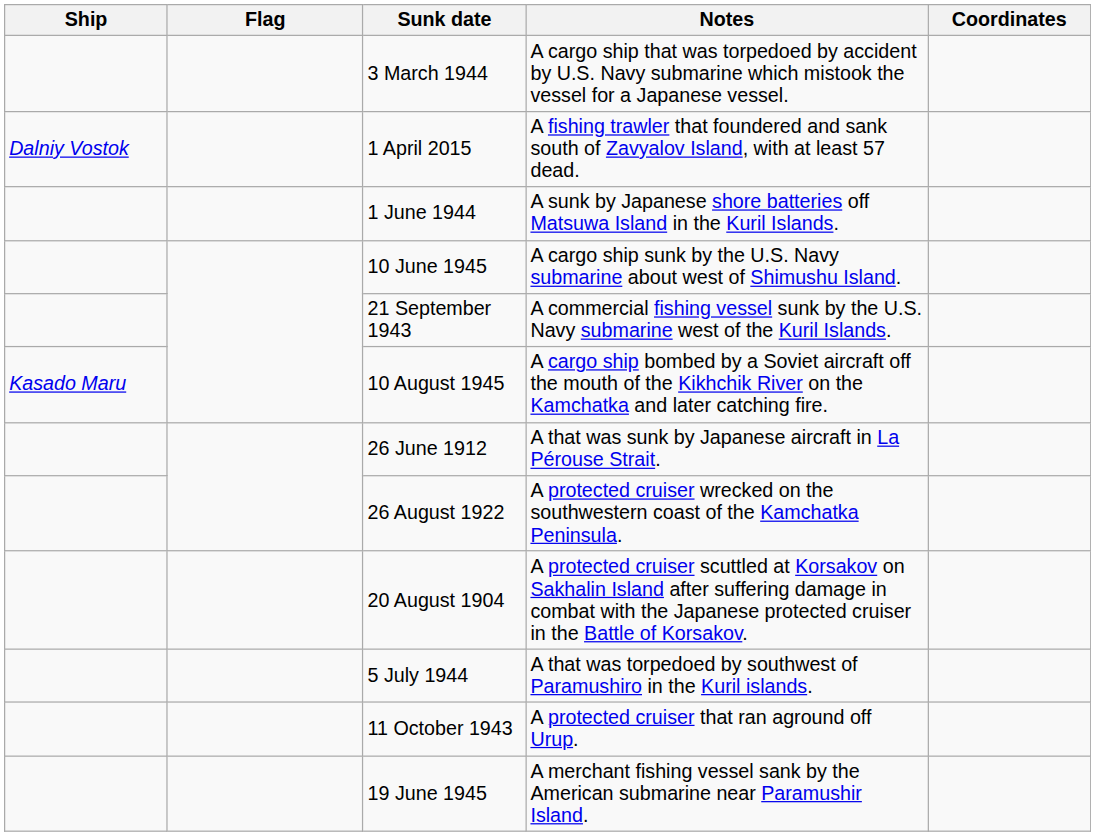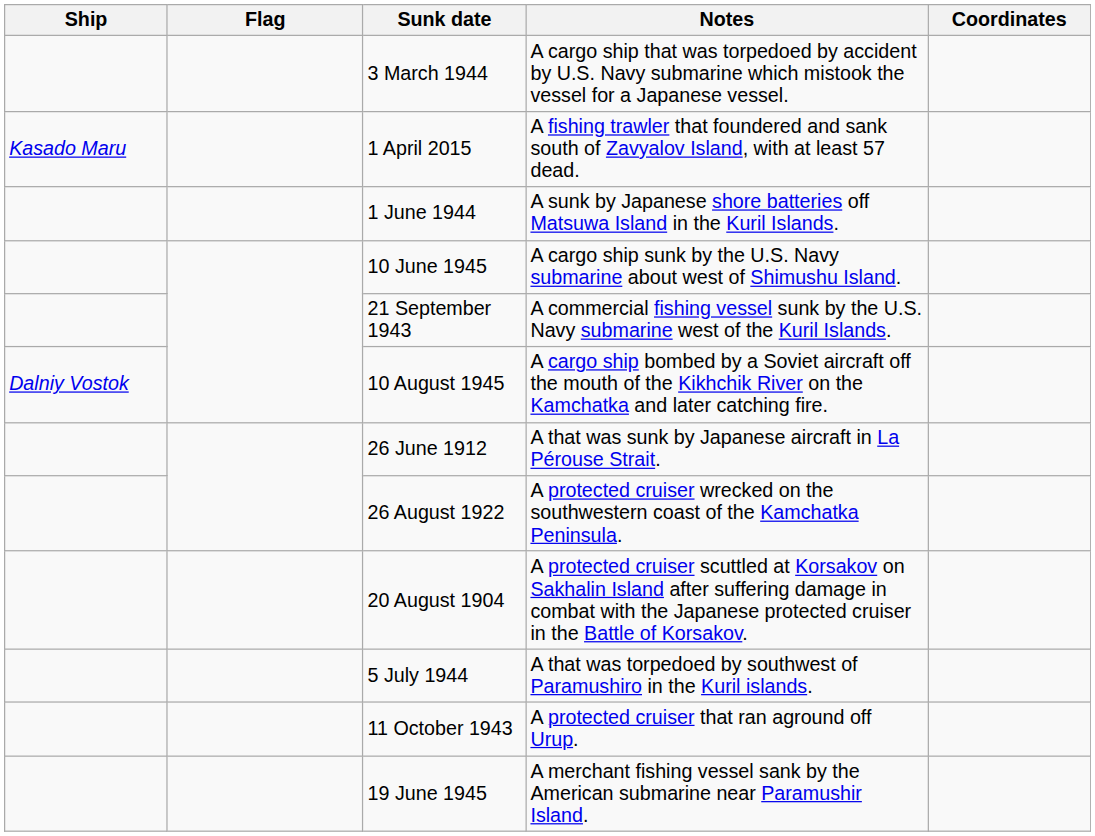(69, 148) Dalniy Vostok -> (68, 148) Kasado Maru
(68, 384) Kasado Maru -> (69, 384) Dalniy Vostok
